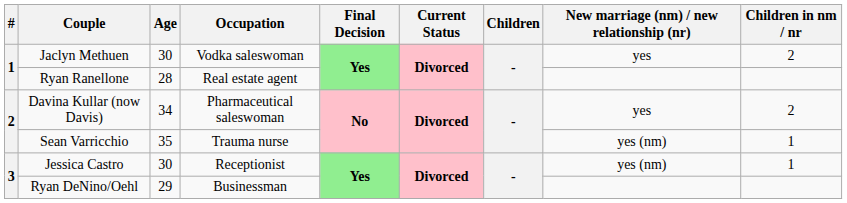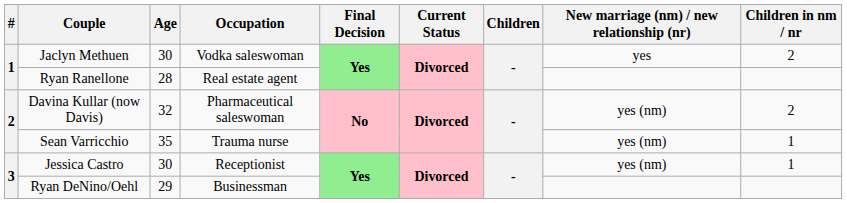(165, 110) 34 -> (165, 110) 32
(642, 110) yes -> (642, 110) yes (nm)
